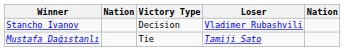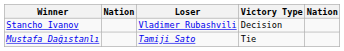columns swapped: (170, 11) <-> (254, 11)
